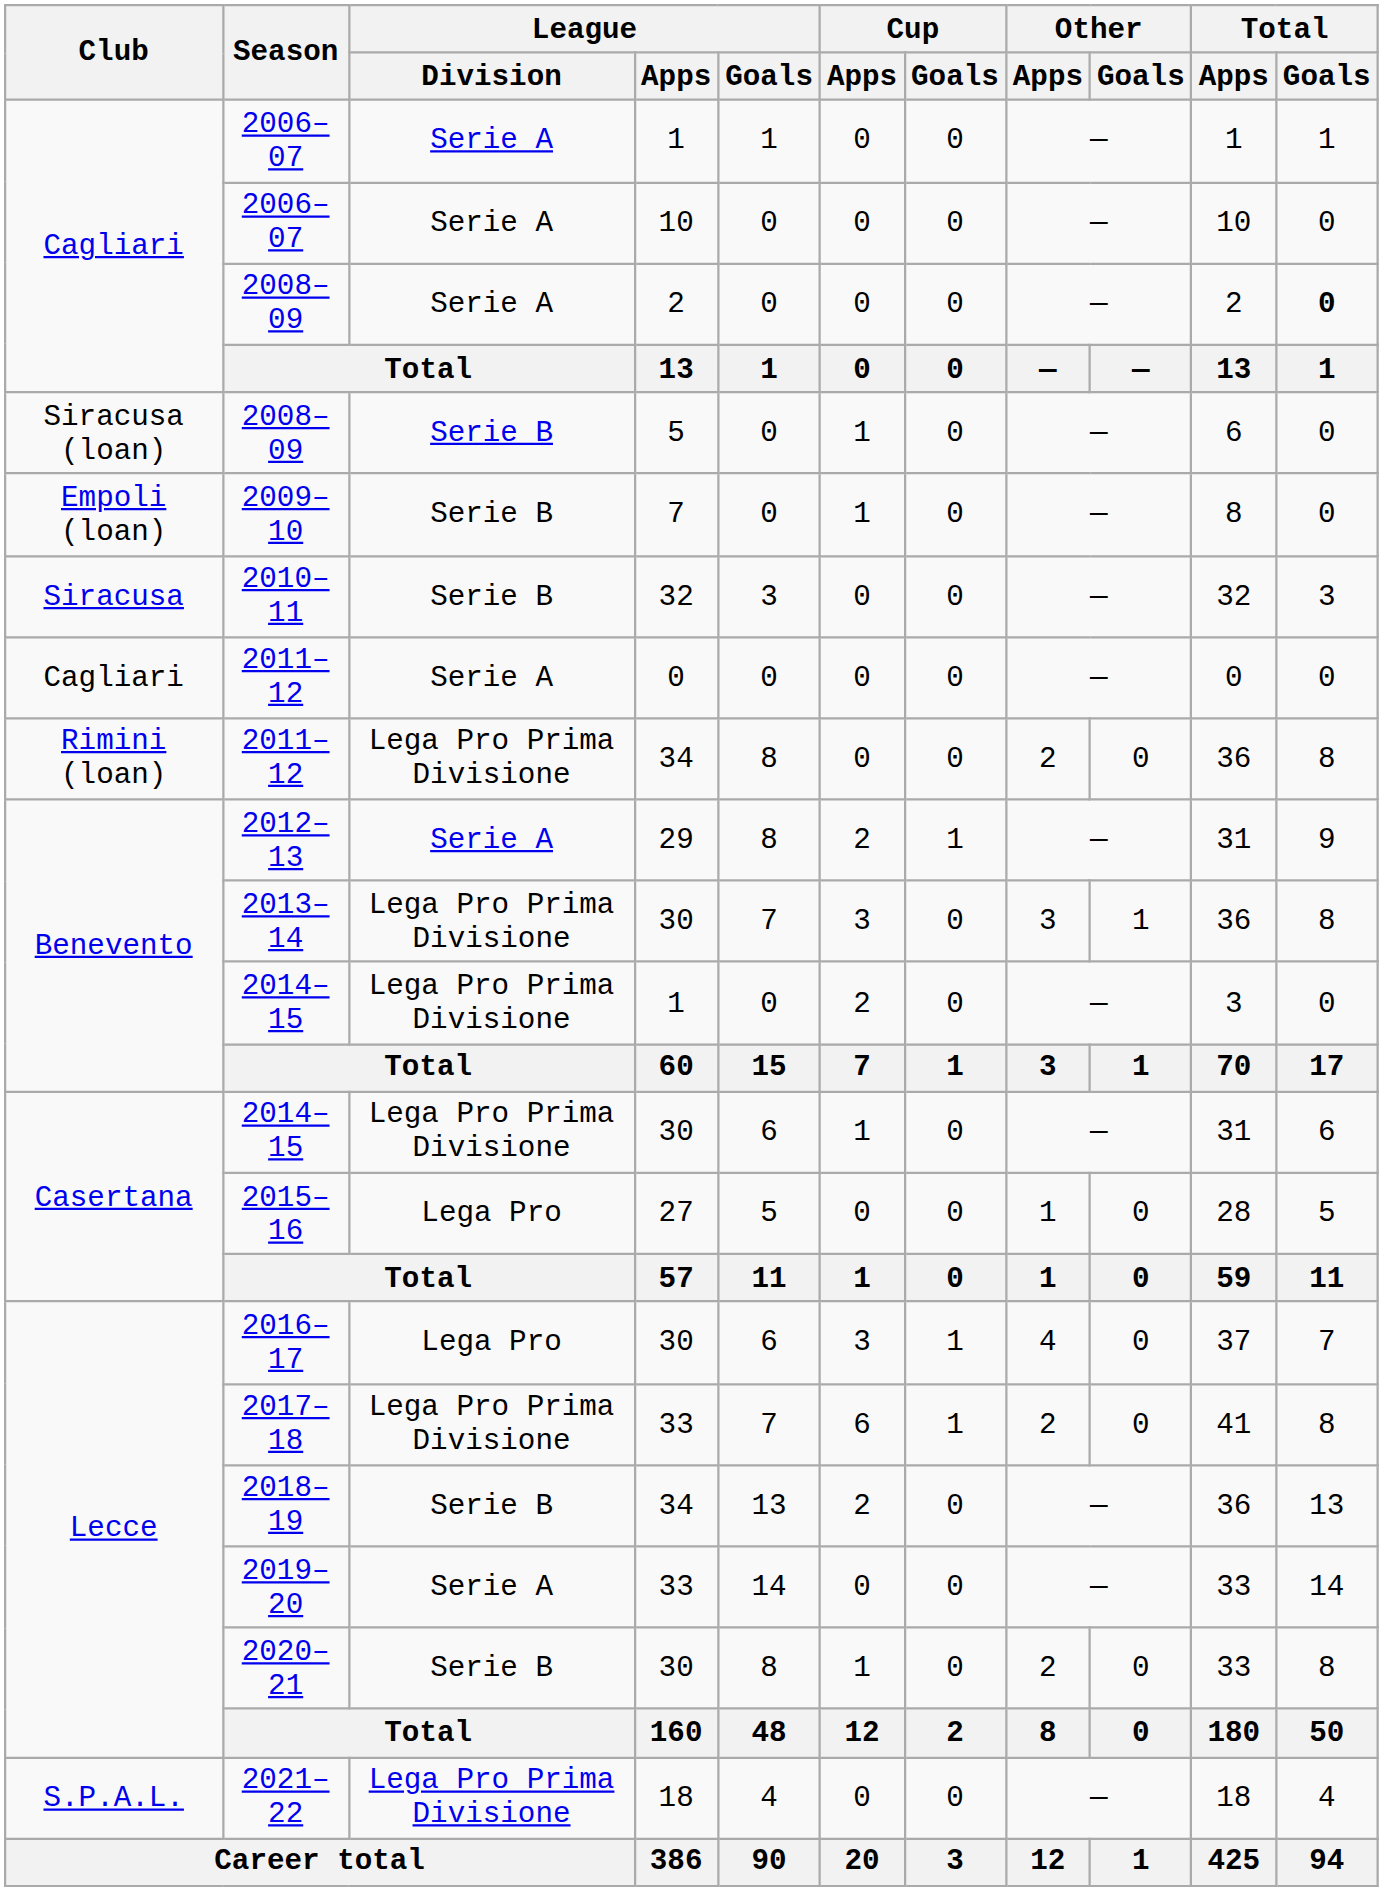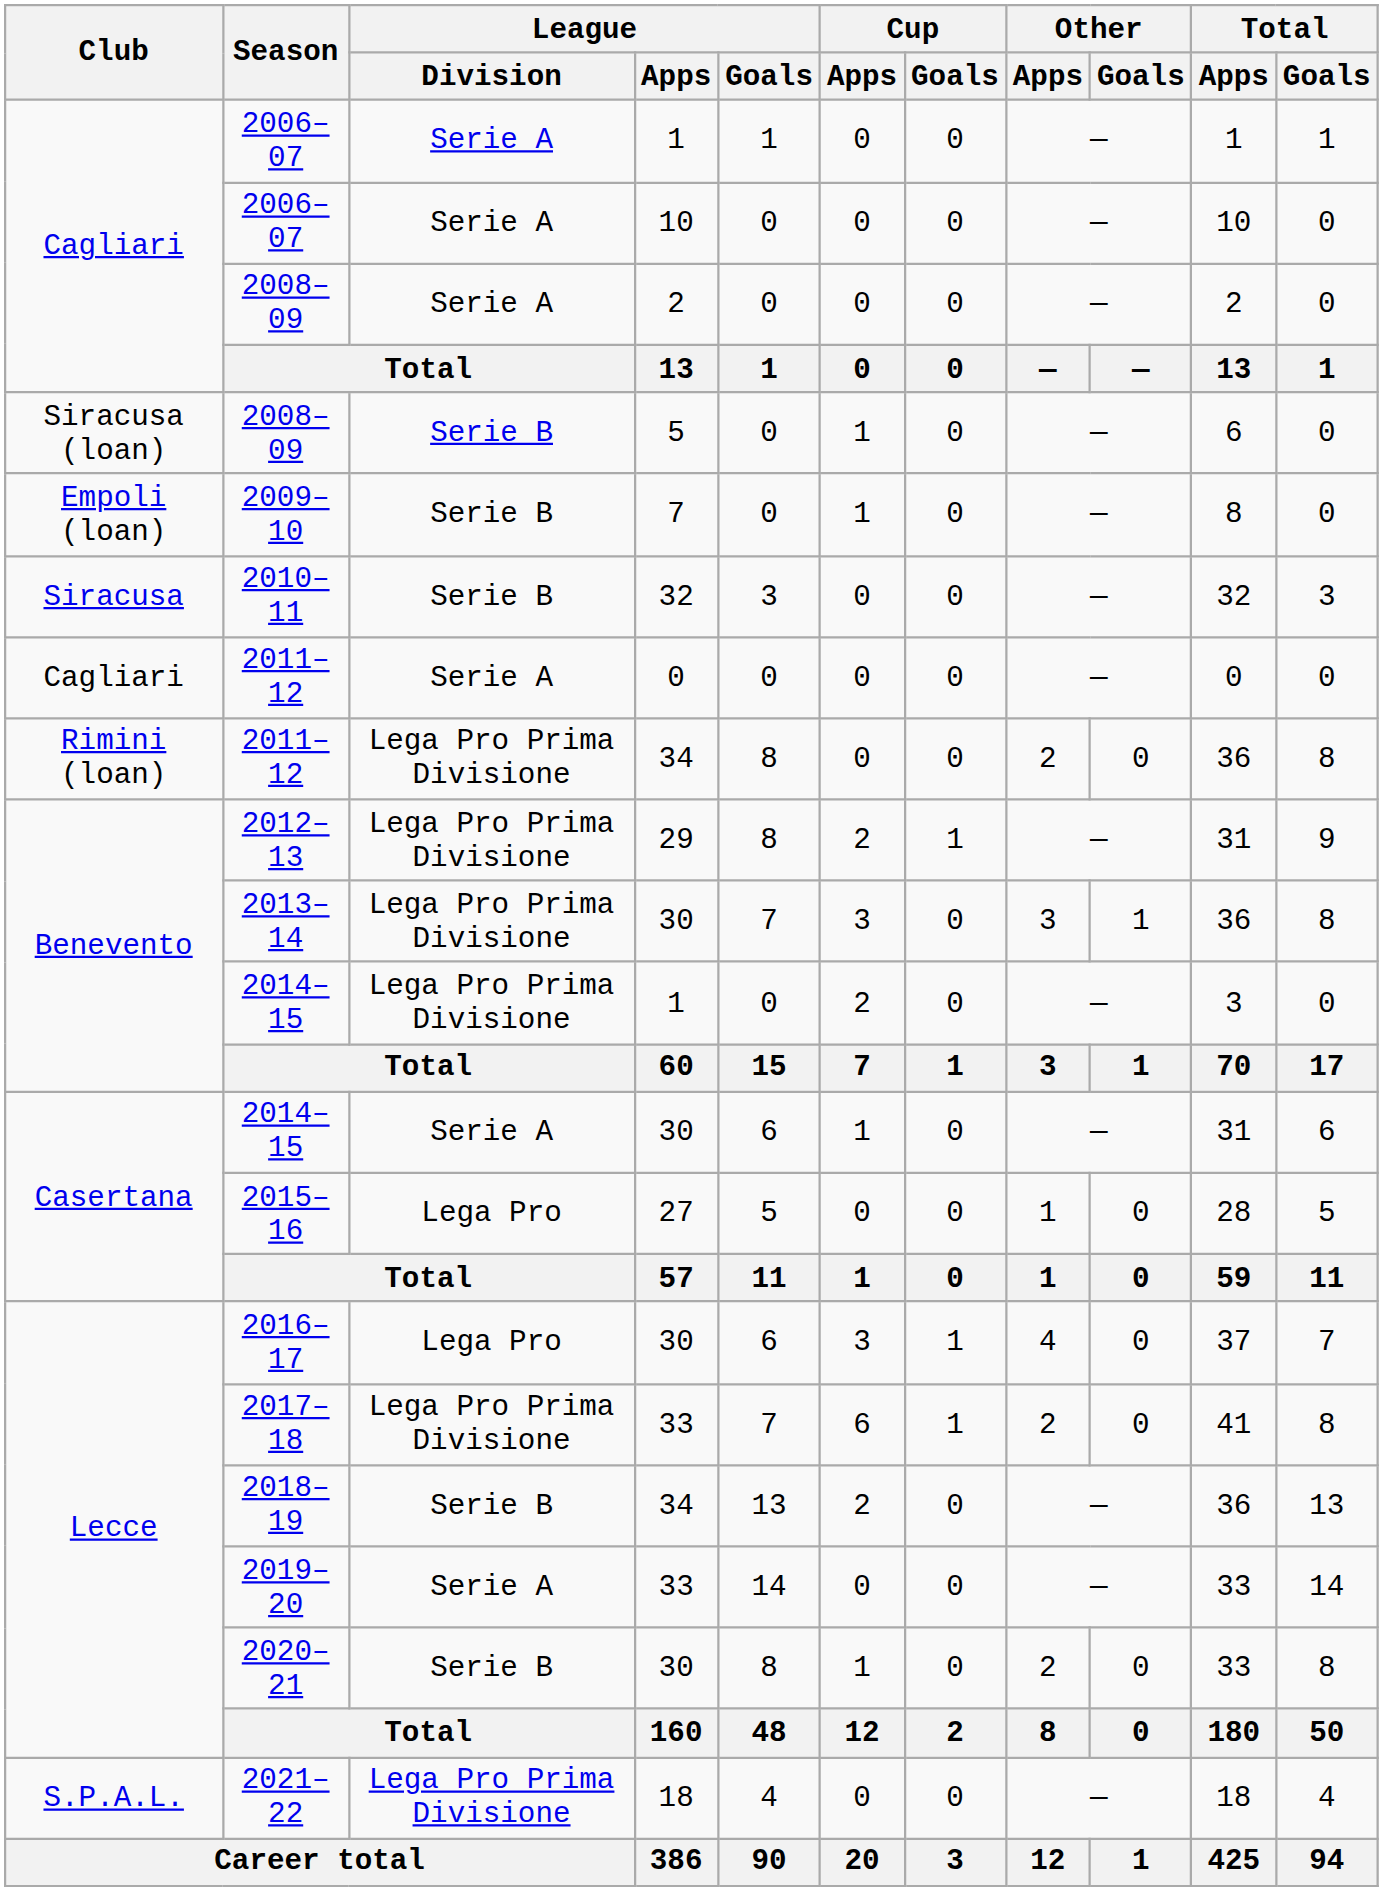(1327, 304) bold -> (1327, 304) normal
(492, 840) Serie A -> (492, 840) Lega Pro Prima Divisione
(492, 1132) Lega Pro Prima Divisione -> (492, 1132) Serie A
